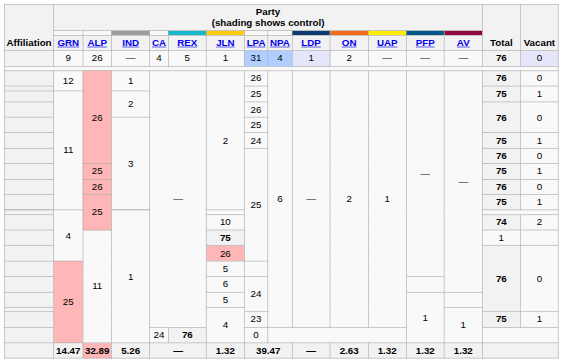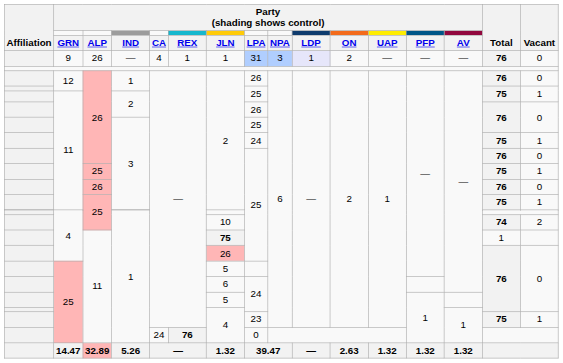(187, 58) 5 -> (187, 58) 1
(280, 58) 4 -> (280, 58) 3
(539, 58) lavender background -> (539, 58) no background
